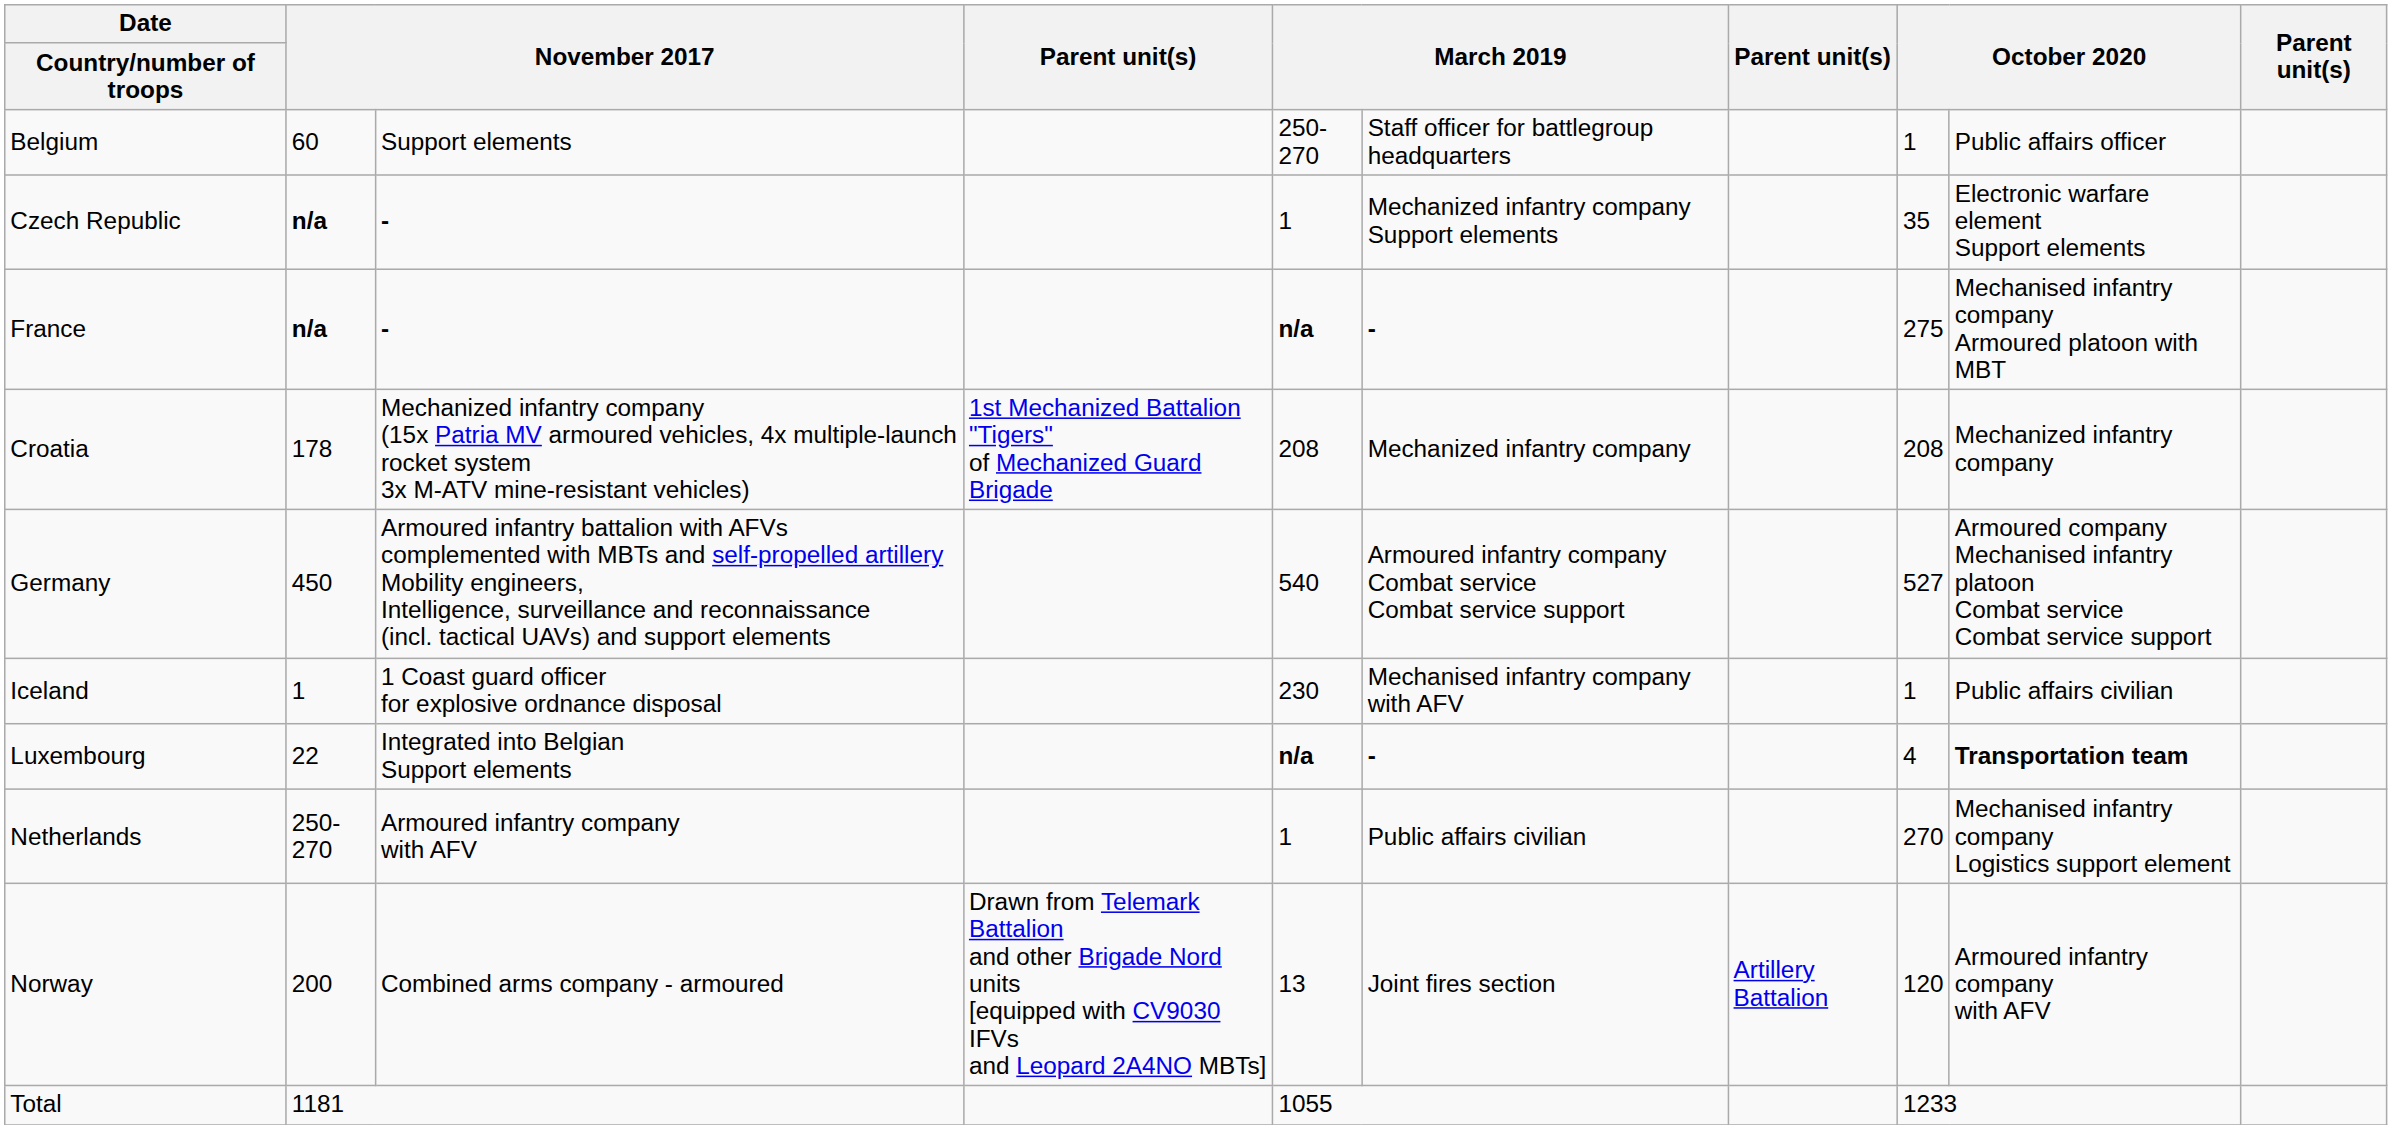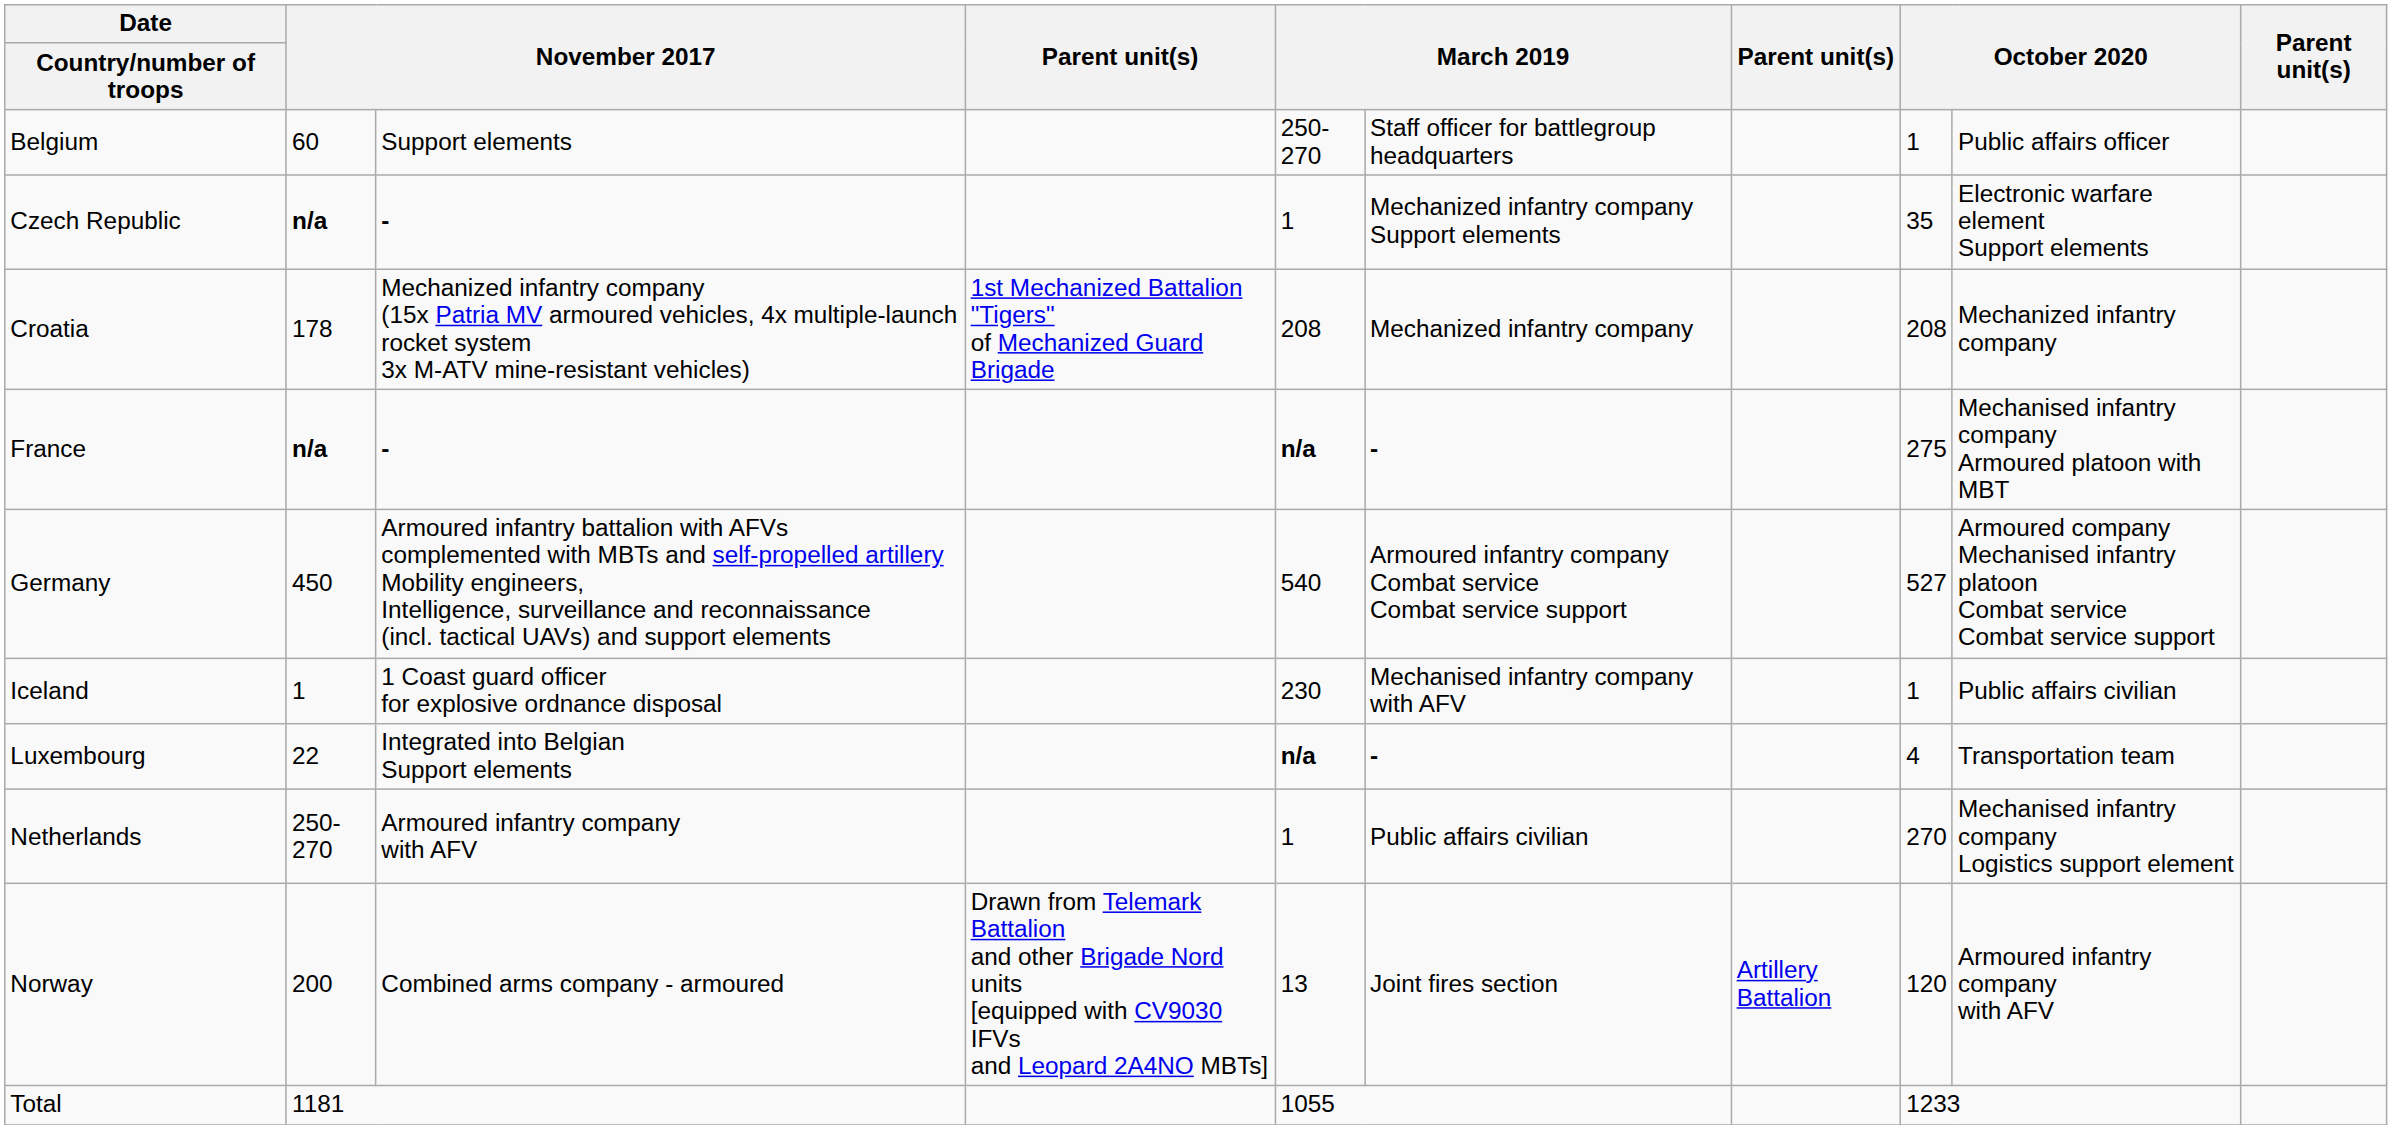rows swapped: (50, 449) <-> (48, 328)
(2072, 756) bold -> (2066, 756) normal
